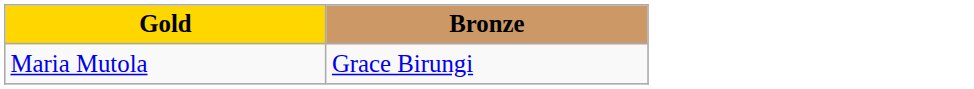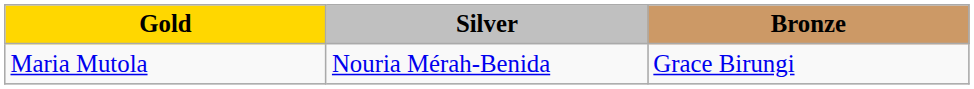+ column: (487, 24)
